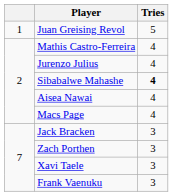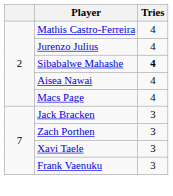- row: (81, 30)
